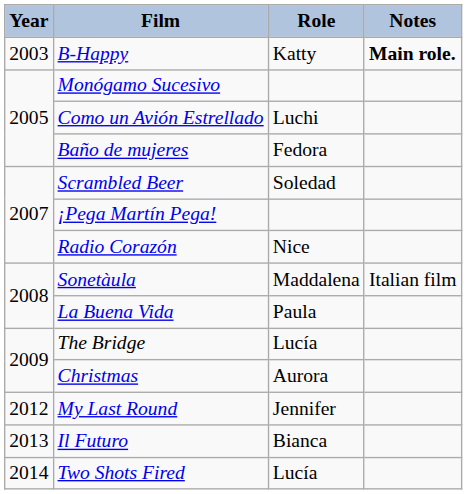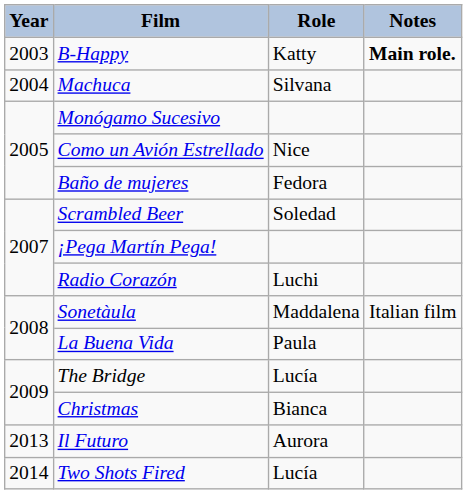+ row: (94, 85)
(296, 117) Luchi -> (291, 150) Nice
(291, 247) Nice -> (296, 279) Luchi
(301, 376) Aurora -> (300, 408) Bianca
- row: (117, 408)
(300, 440) Bianca -> (301, 440) Aurora
